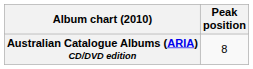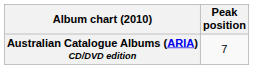(224, 49) 8 -> (224, 49) 7
